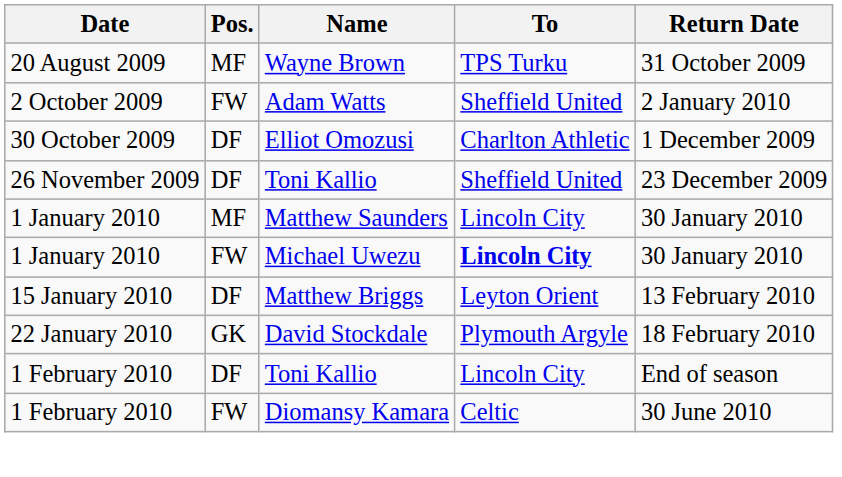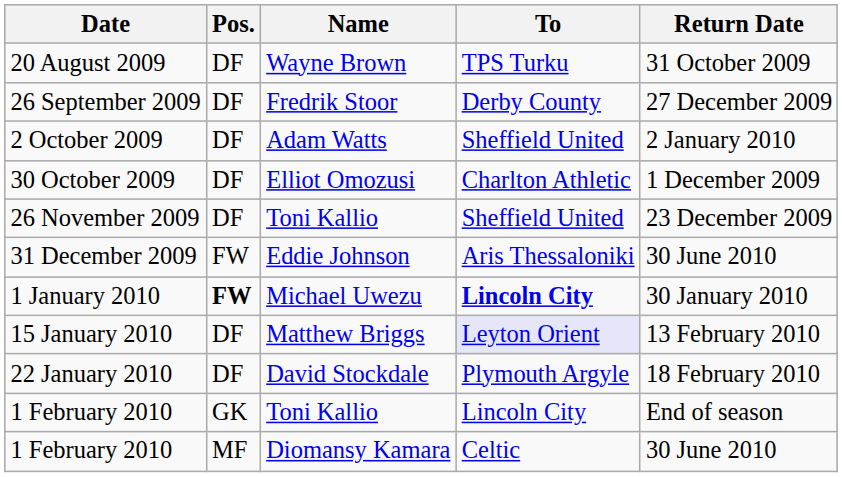(228, 62) MF -> (228, 62) DF
+ row: (106, 101)
(229, 101) FW -> (228, 140) DF
+ row: (104, 256)
- row: (85, 218)
(229, 256) normal -> (232, 295) bold
(529, 295) no background -> (531, 334) lavender background
(228, 334) GK -> (228, 373) DF
(226, 373) DF -> (230, 412) GK
(229, 412) FW -> (230, 450) MF
